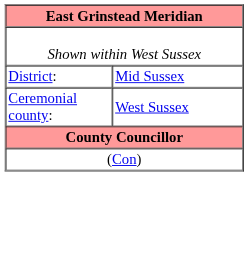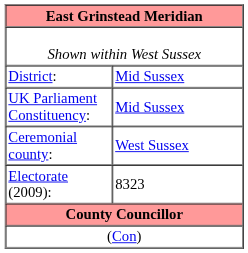+ row: (53, 107)
+ row: (38, 184)
